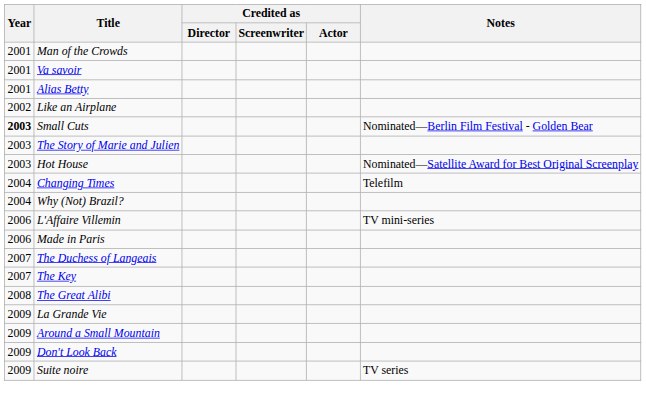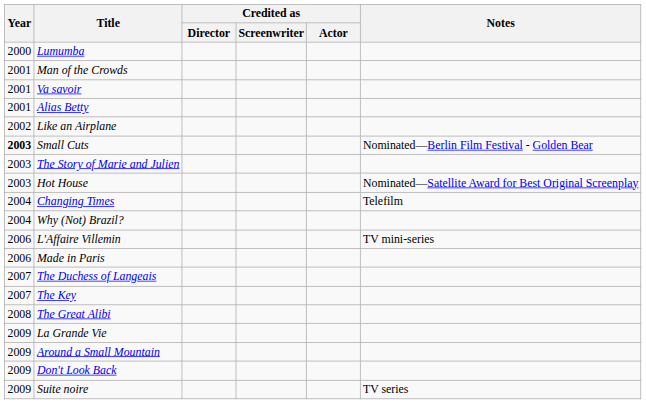+ row: (61, 51)
